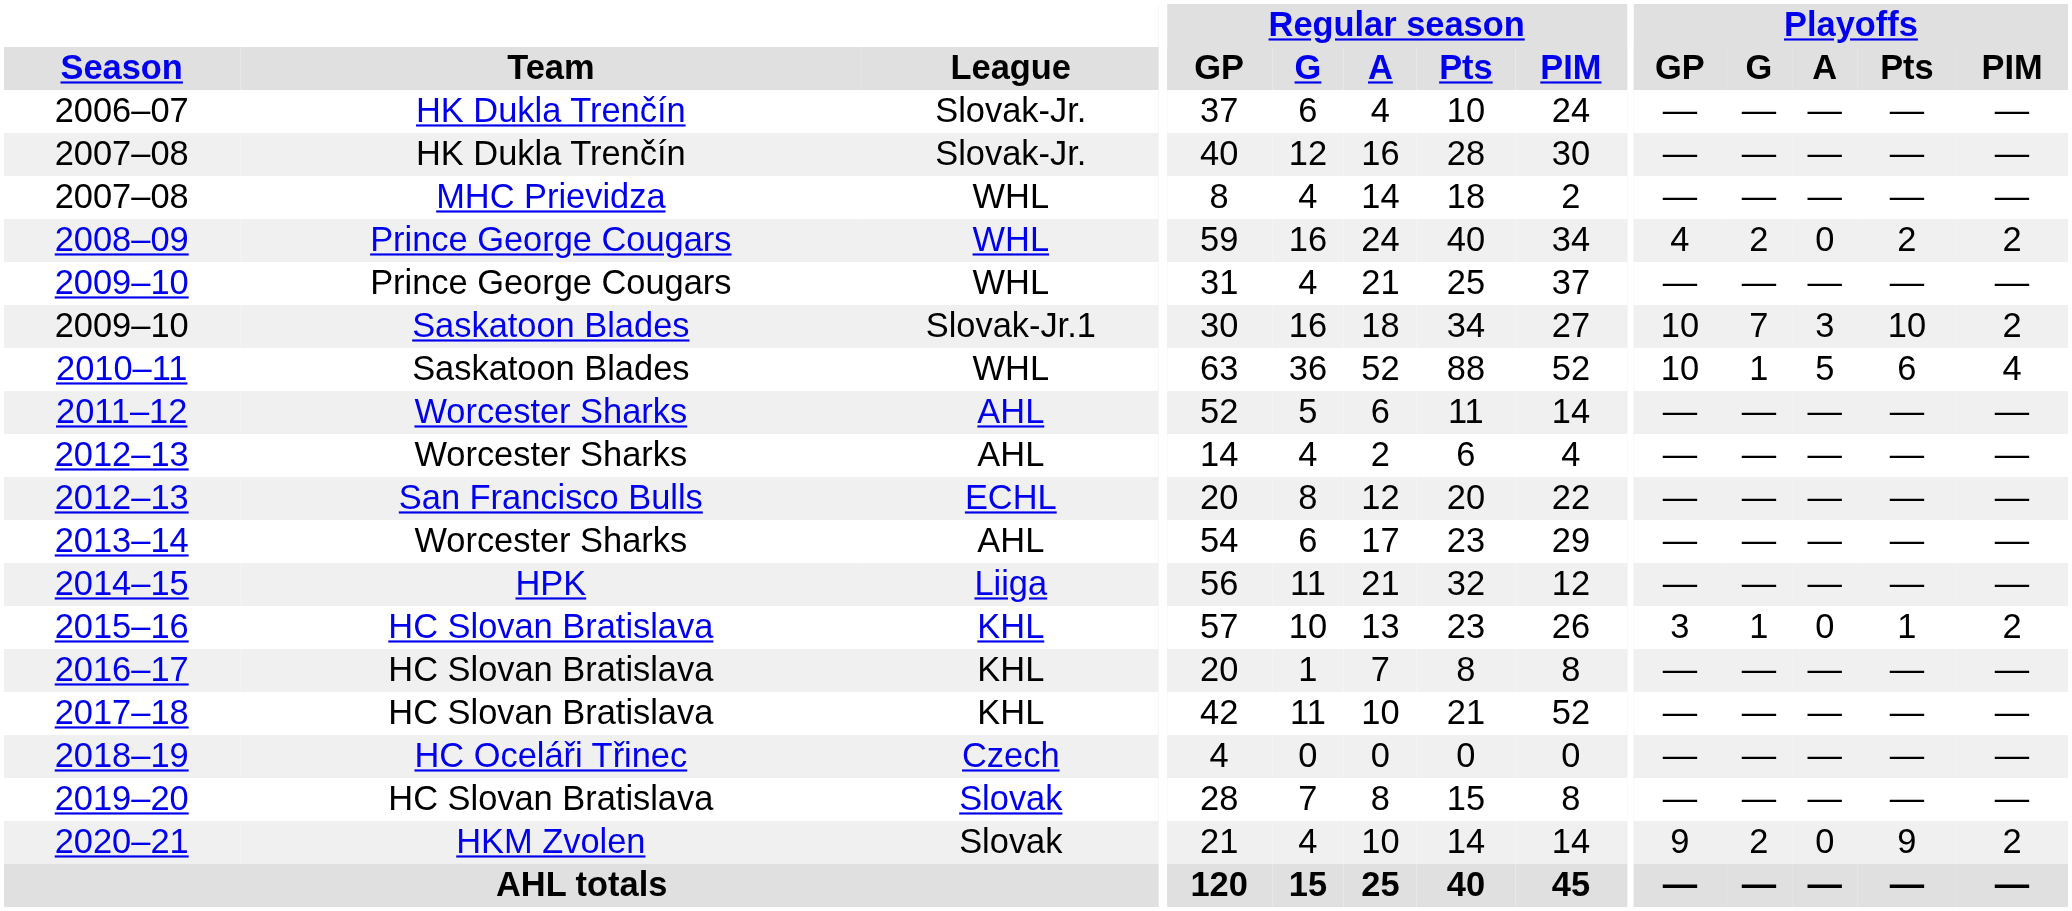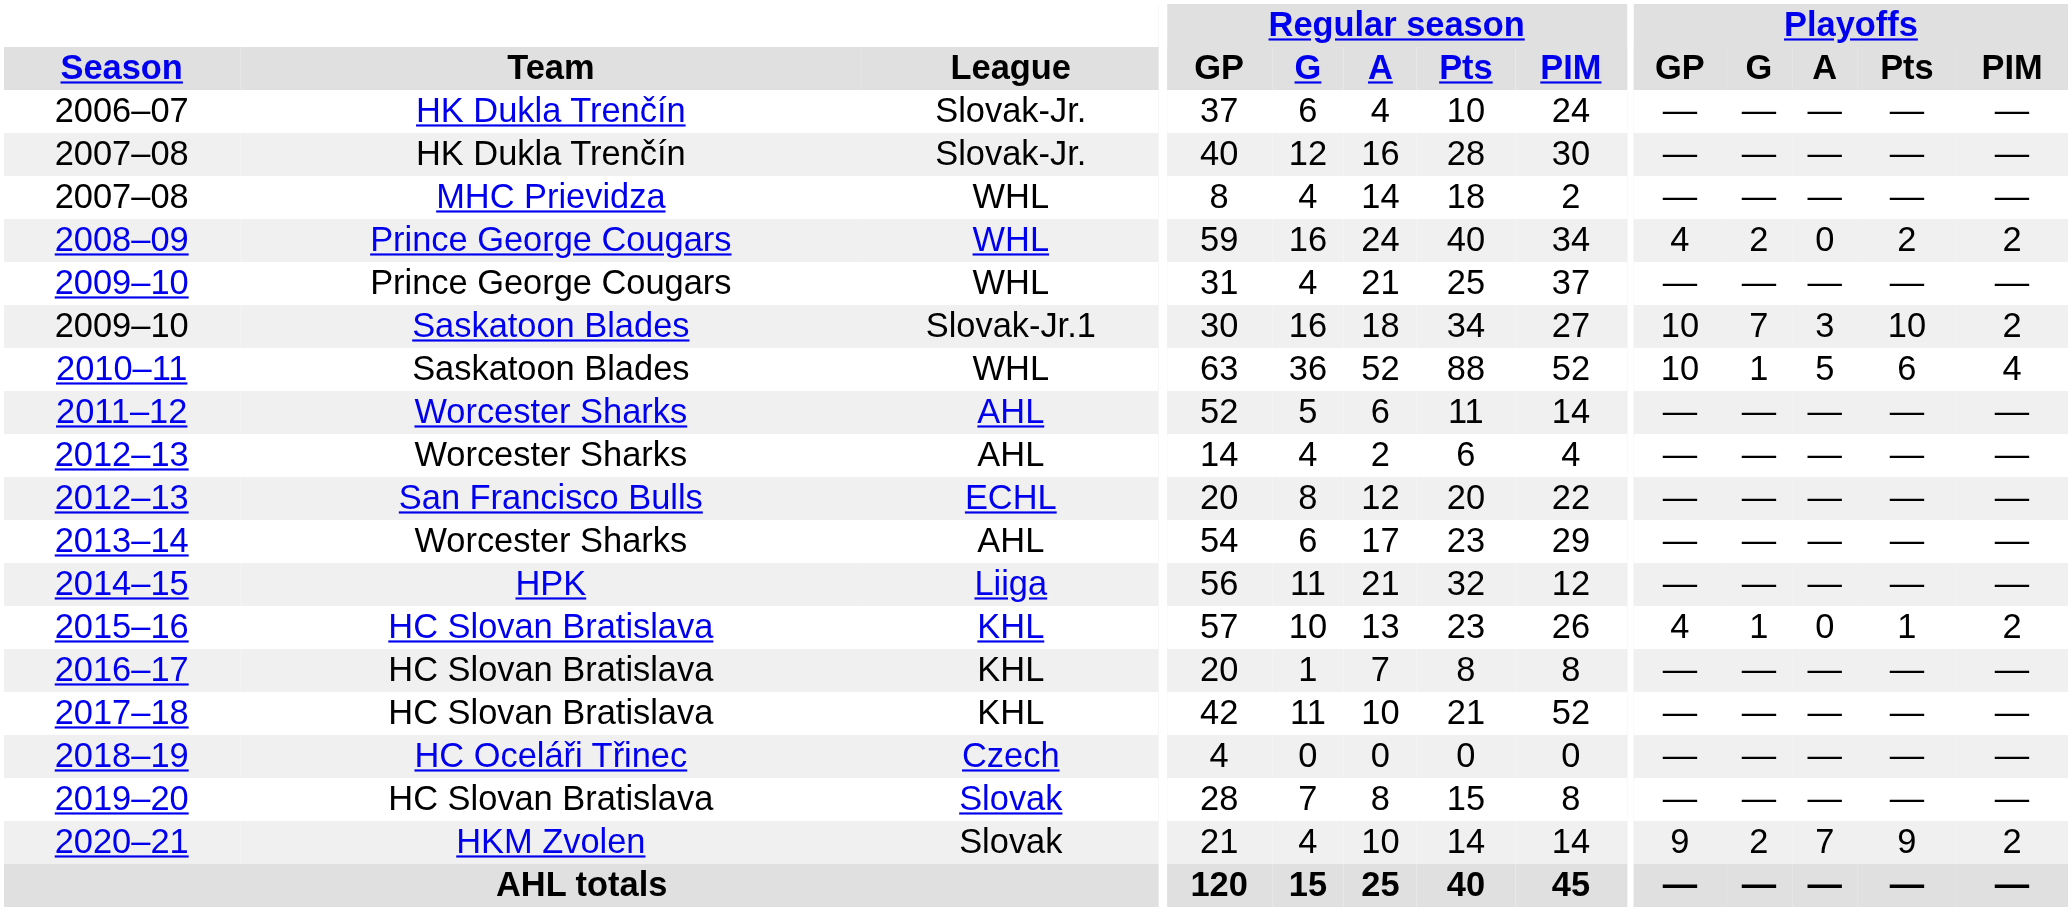(1680, 626) 3 -> (1680, 626) 4
(1825, 841) 0 -> (1825, 841) 7
